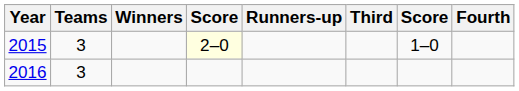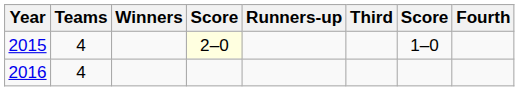(81, 45) 3 -> (81, 45) 4
(81, 72) 3 -> (81, 72) 4
